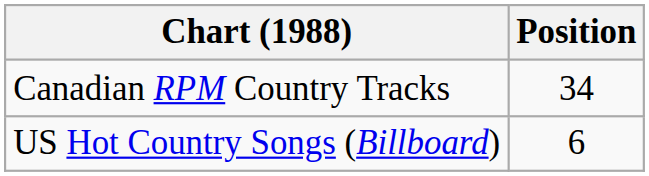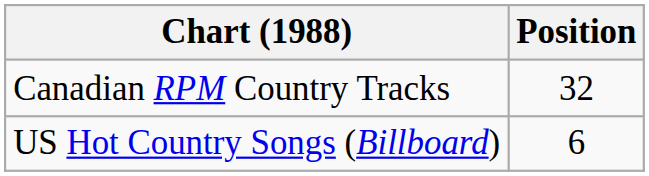(576, 87) 34 -> (576, 87) 32
